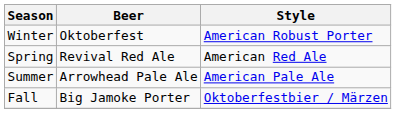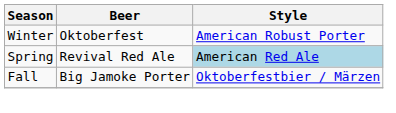(265, 56) no background -> (257, 56) lightblue background
- row: (31, 77)
